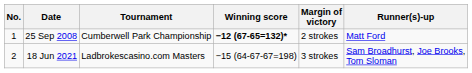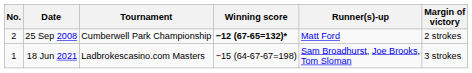columns swapped: (321, 17) <-> (406, 17)
(14, 36) 1 -> (14, 36) 2
(14, 56) 2 -> (14, 56) 1
